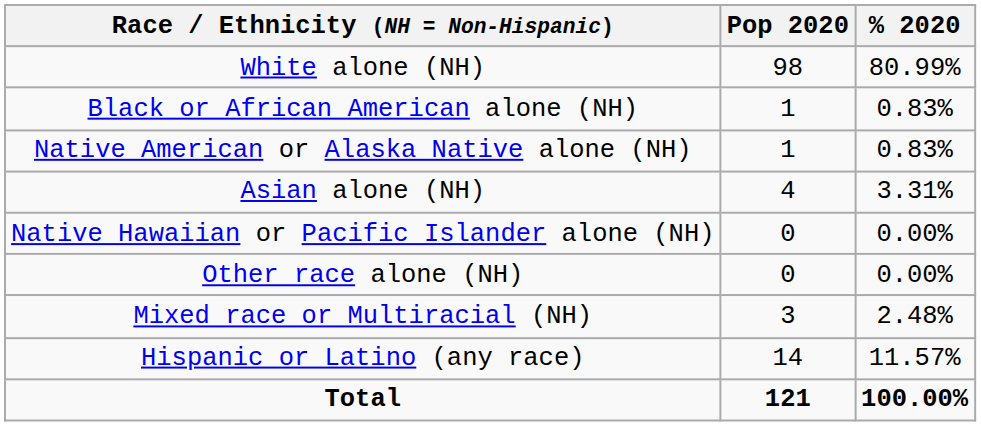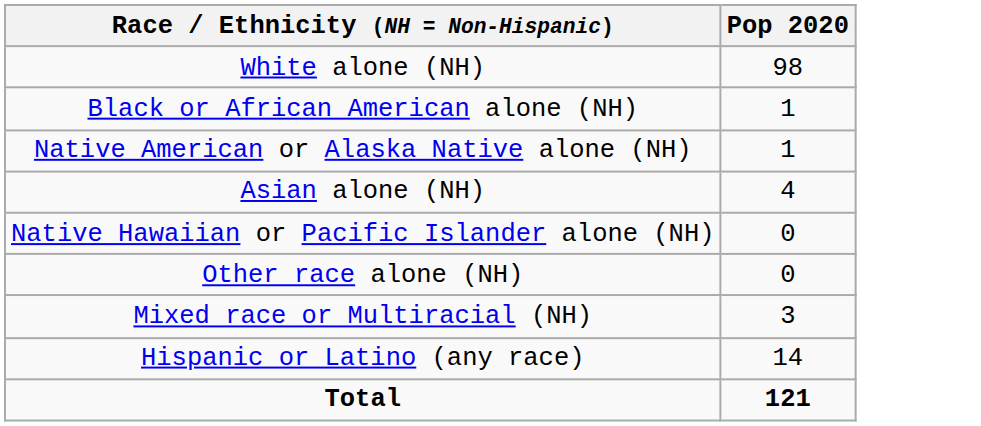- column: (915, 26)
